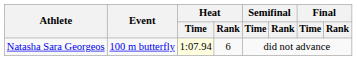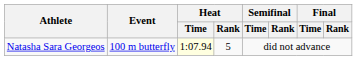(228, 47) 6 -> (228, 47) 5
